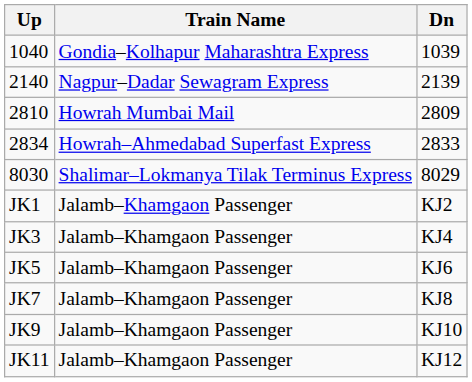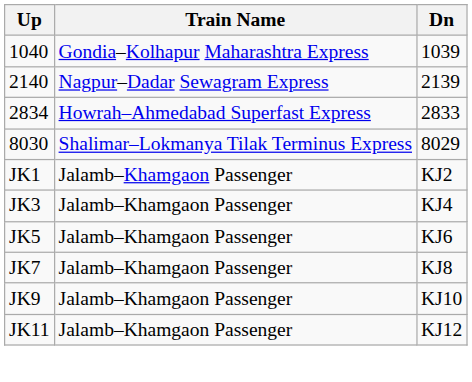- row: (29, 112)
